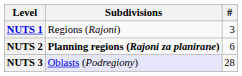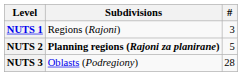(232, 46) 6 -> (232, 46) 5
(93, 63) lavender background -> (93, 63) no background
